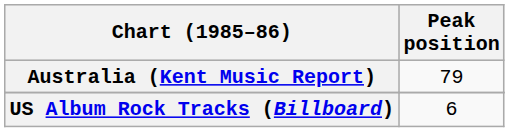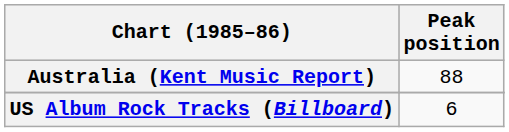(452, 77) 79 -> (452, 77) 88
